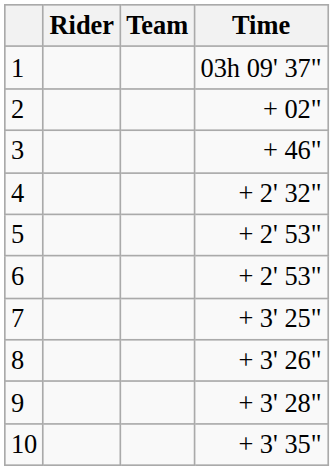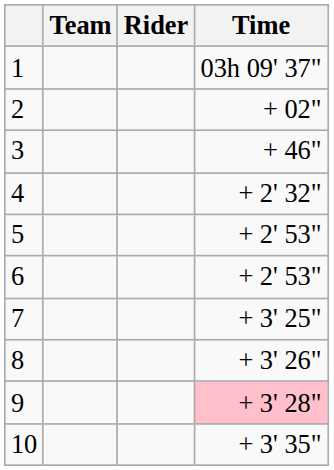columns swapped: (82, 25) <-> (157, 25)
(280, 402) no background -> (280, 402) pink background
